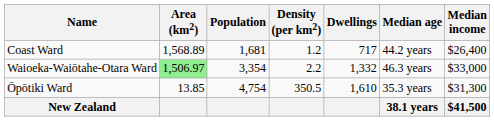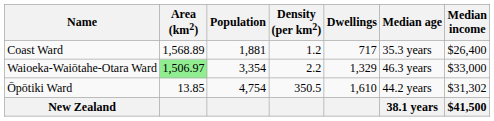(253, 49) 1,681 -> (253, 49) 1,881
(407, 49) 44.2 years -> (407, 49) 35.3 years
(363, 68) 1,332 -> (363, 68) 1,329
(407, 87) 35.3 years -> (407, 87) 44.2 years
(467, 87) $31,300 -> (467, 87) $31,302
